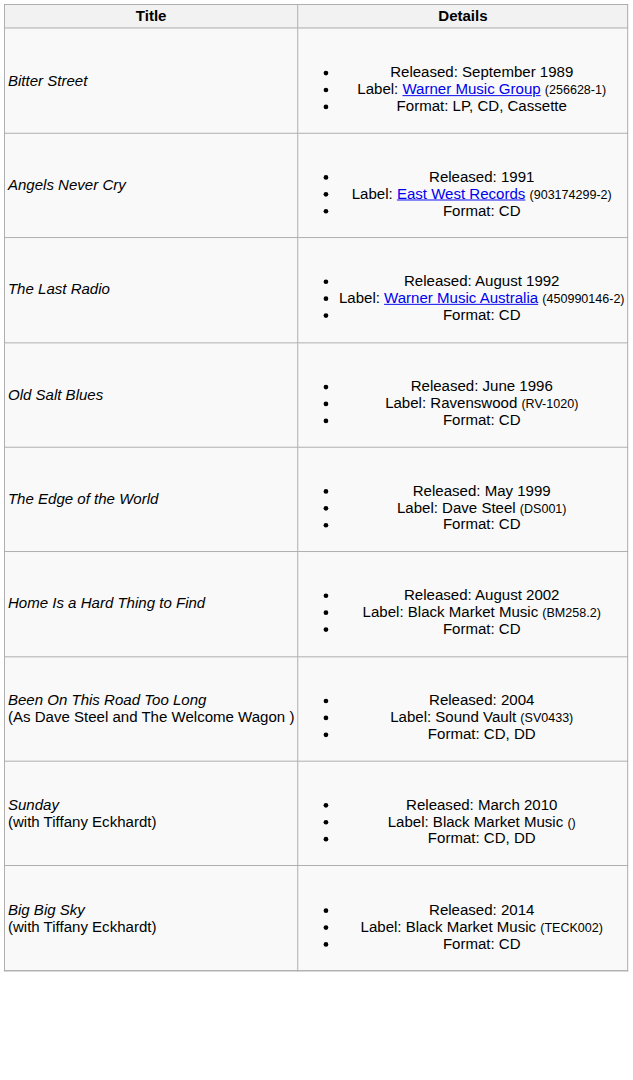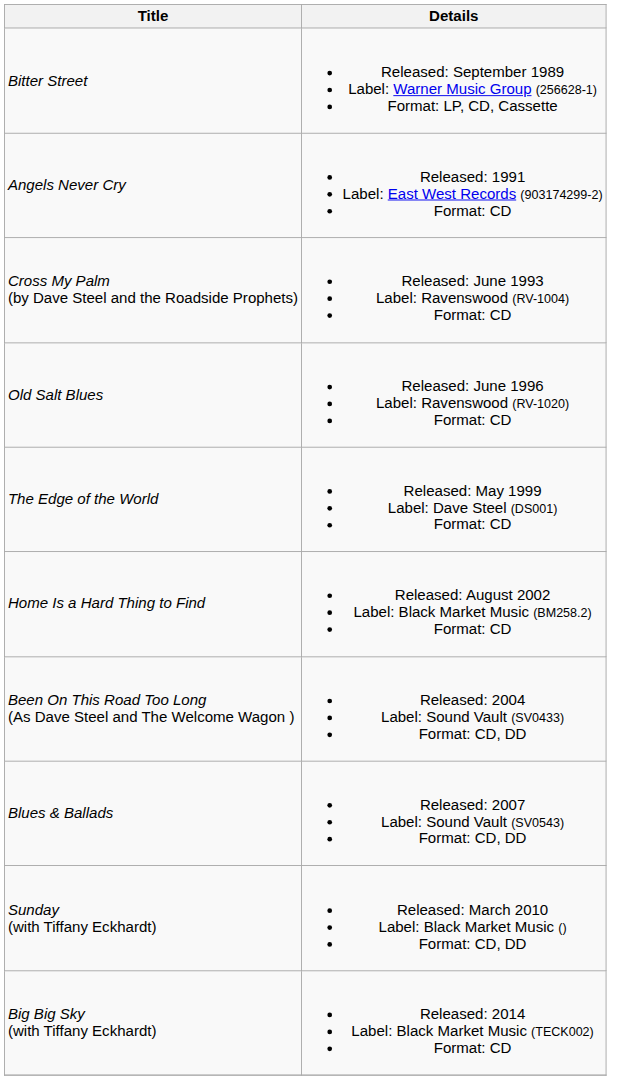- row: (59, 290)
+ row: (153, 290)
+ row: (61, 813)
